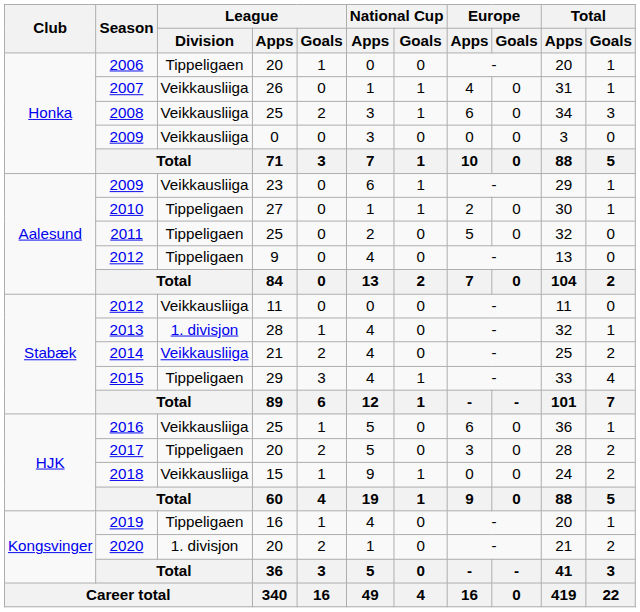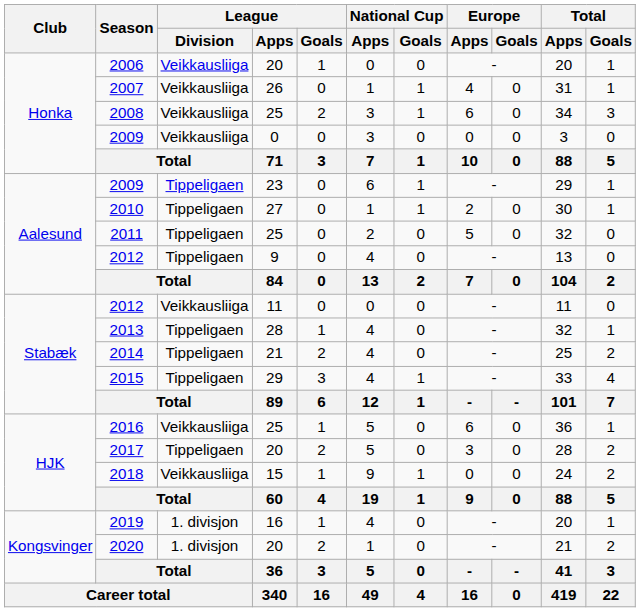(205, 64) Tippeligaen -> (205, 64) Veikkausliiga
(205, 185) Veikkausliiga -> (205, 185) Tippeligaen
(205, 329) 1. divisjon -> (205, 329) Tippeligaen
(205, 354) Veikkausliiga -> (205, 354) Tippeligaen
(205, 522) Tippeligaen -> (205, 522) 1. divisjon
